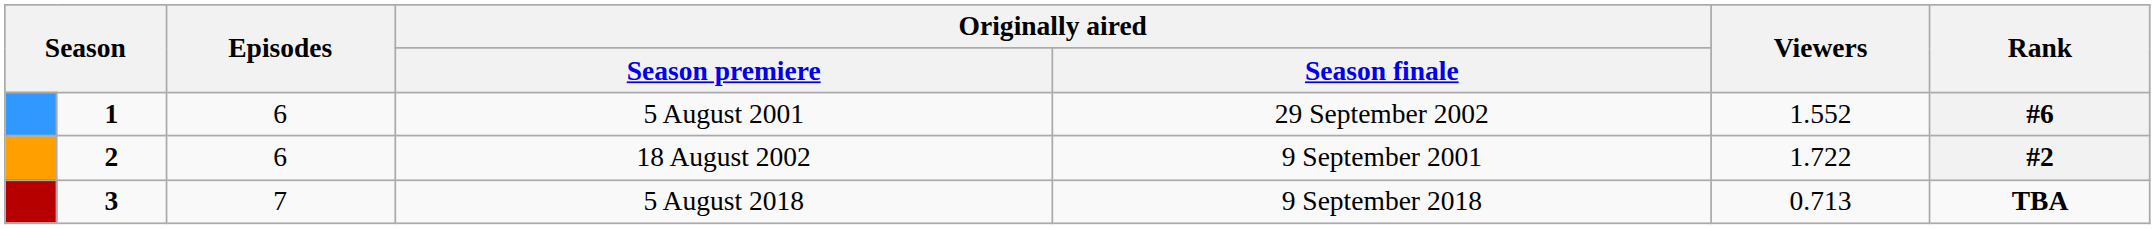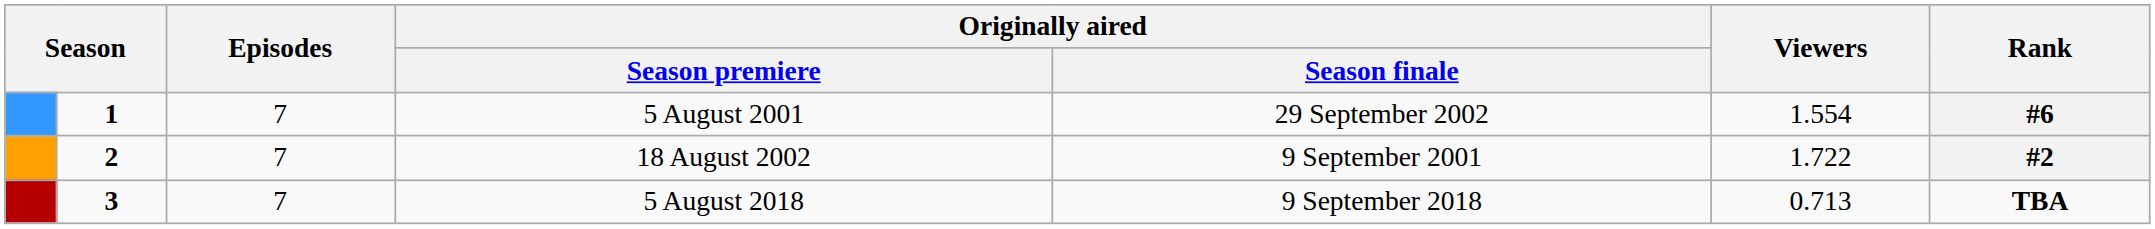(280, 113) 6 -> (280, 113) 7
(1821, 113) 1.552 -> (1821, 113) 1.554
(280, 157) 6 -> (280, 157) 7
